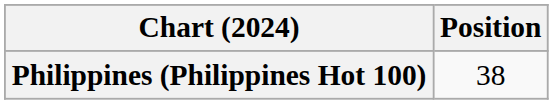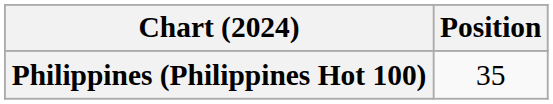(491, 74) 38 -> (491, 74) 35
